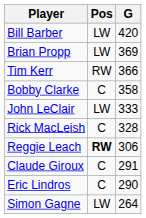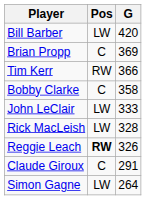(102, 52) LW -> (102, 52) C
(102, 128) C -> (102, 128) LW
(128, 147) 306 -> (128, 147) 326
- row: (39, 185)
